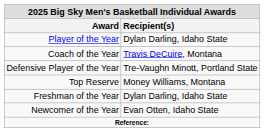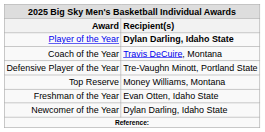(175, 40) normal -> (178, 40) bold
(175, 96) Dylan Darling, Idaho State -> (171, 96) Evan Otten, Idaho State
(171, 110) Evan Otten, Idaho State -> (175, 110) Dylan Darling, Idaho State
